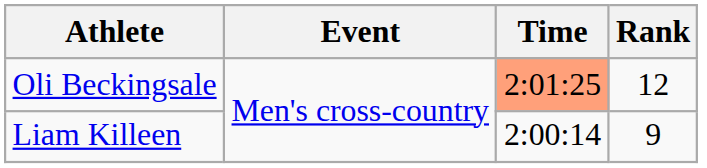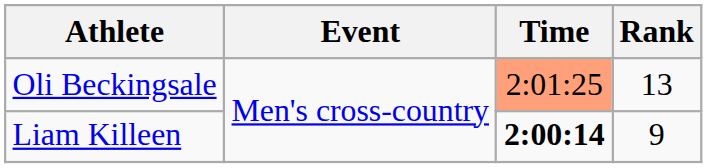(653, 83) 12 -> (657, 83) 13
(553, 136) normal -> (554, 136) bold
